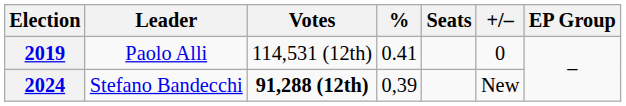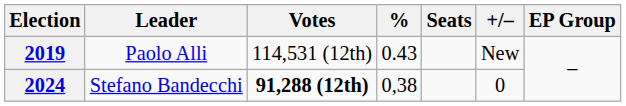(399, 52) 0.41 -> (399, 52) 0.43
(500, 52) 0 -> (500, 52) New
(399, 85) 0,39 -> (399, 85) 0,38
(500, 85) New -> (500, 85) 0
